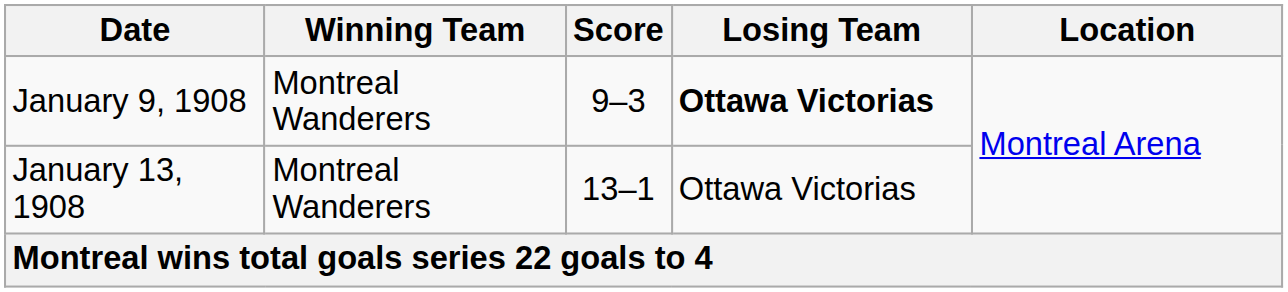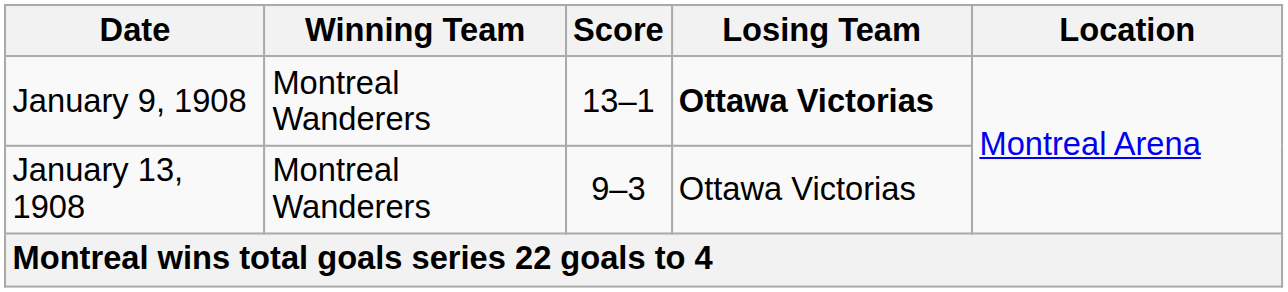(618, 100) 9–3 -> (618, 100) 13–1
(618, 188) 13–1 -> (618, 188) 9–3
